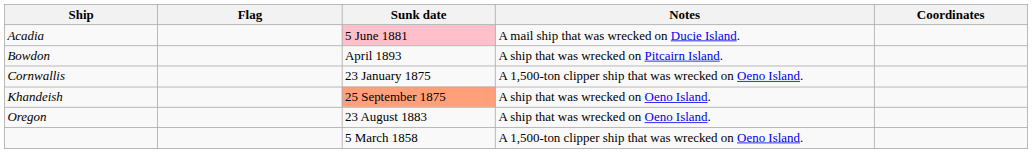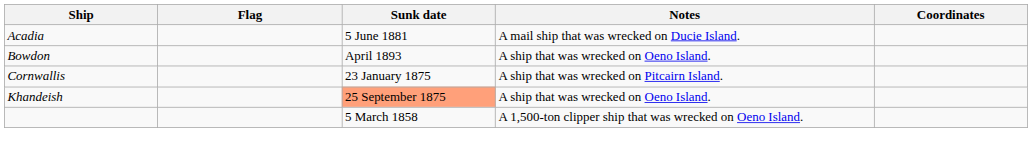(376, 35) pink background -> (376, 35) no background
(611, 55) A ship that was wrecked on Pitcairn Island. -> (605, 55) A ship that was wrecked on Oeno Island.
(651, 76) A 1,500-ton clipper ship that was wrecked on Oeno Island. -> (611, 76) A ship that was wrecked on Pitcairn Island.
- row: (27, 117)
